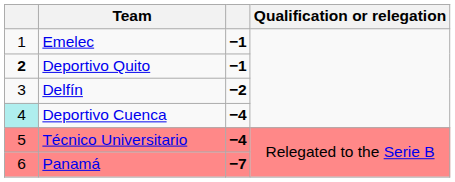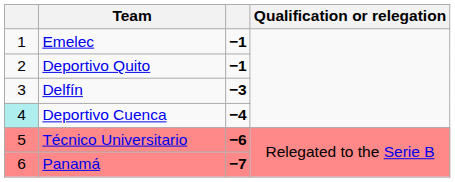(22, 66) bold -> (22, 66) normal
(238, 90) −2 -> (238, 90) −3
(238, 139) −4 -> (238, 139) −6
